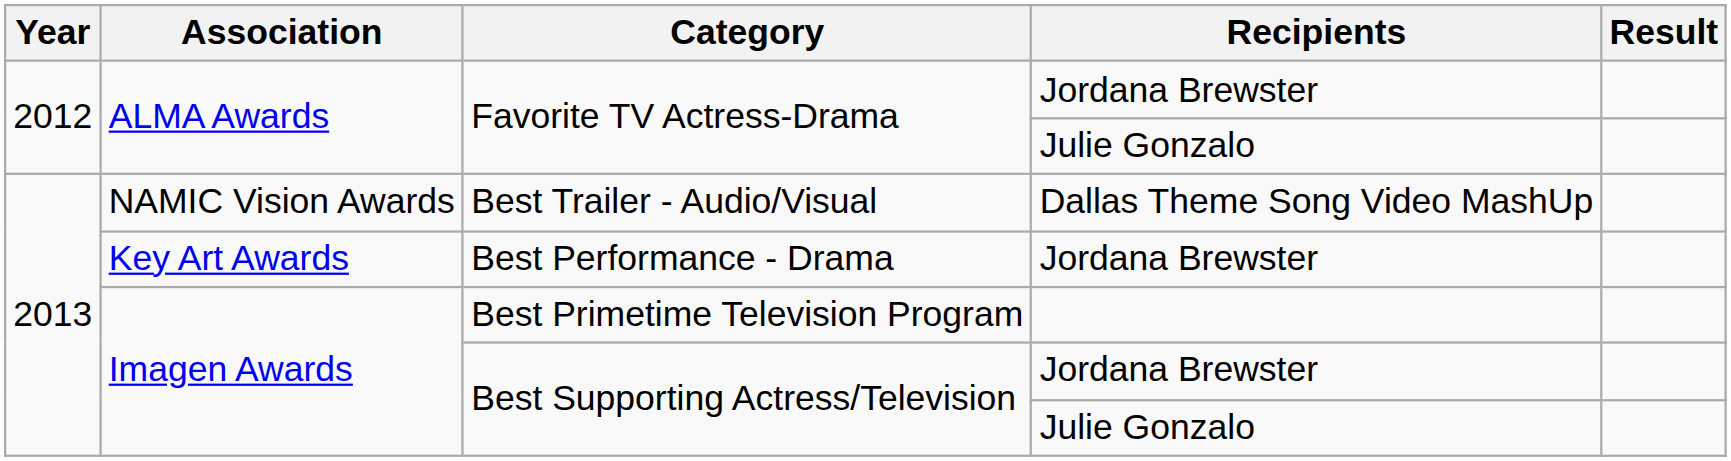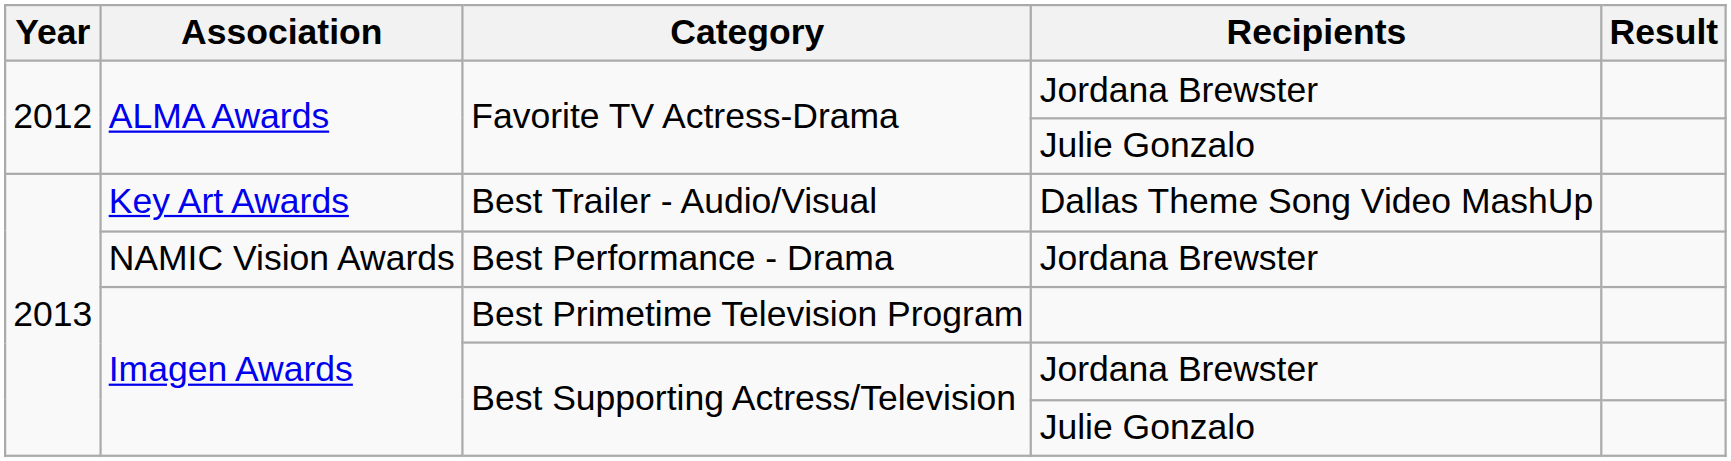(282, 201) NAMIC Vision Awards -> (229, 201) Key Art Awards
(229, 257) Key Art Awards -> (282, 257) NAMIC Vision Awards
